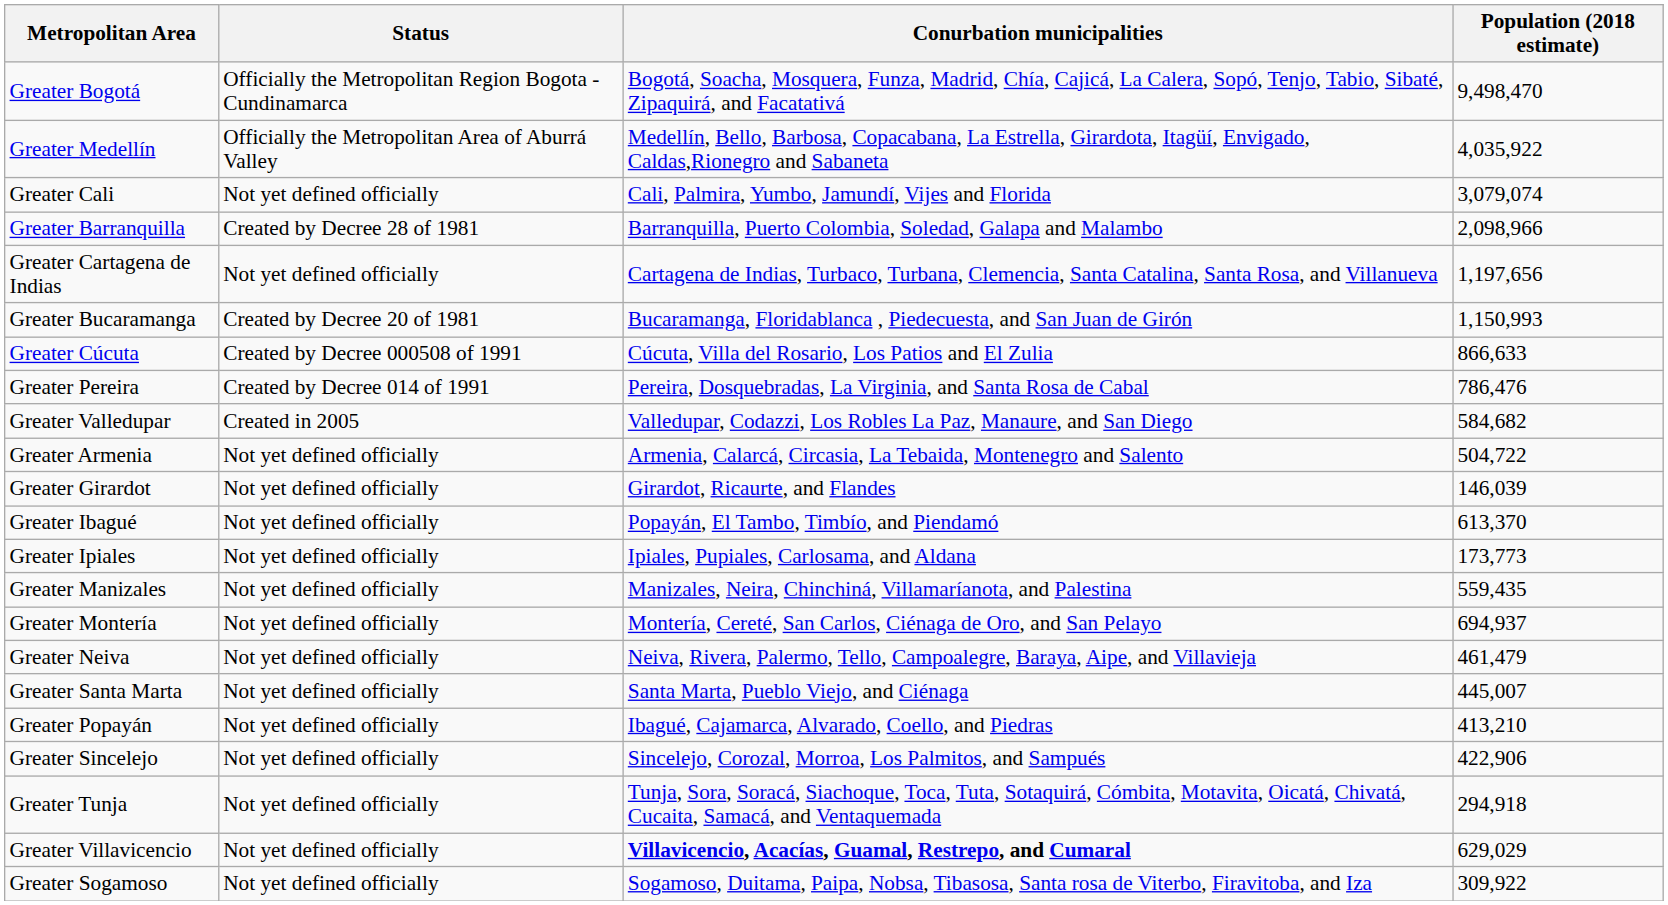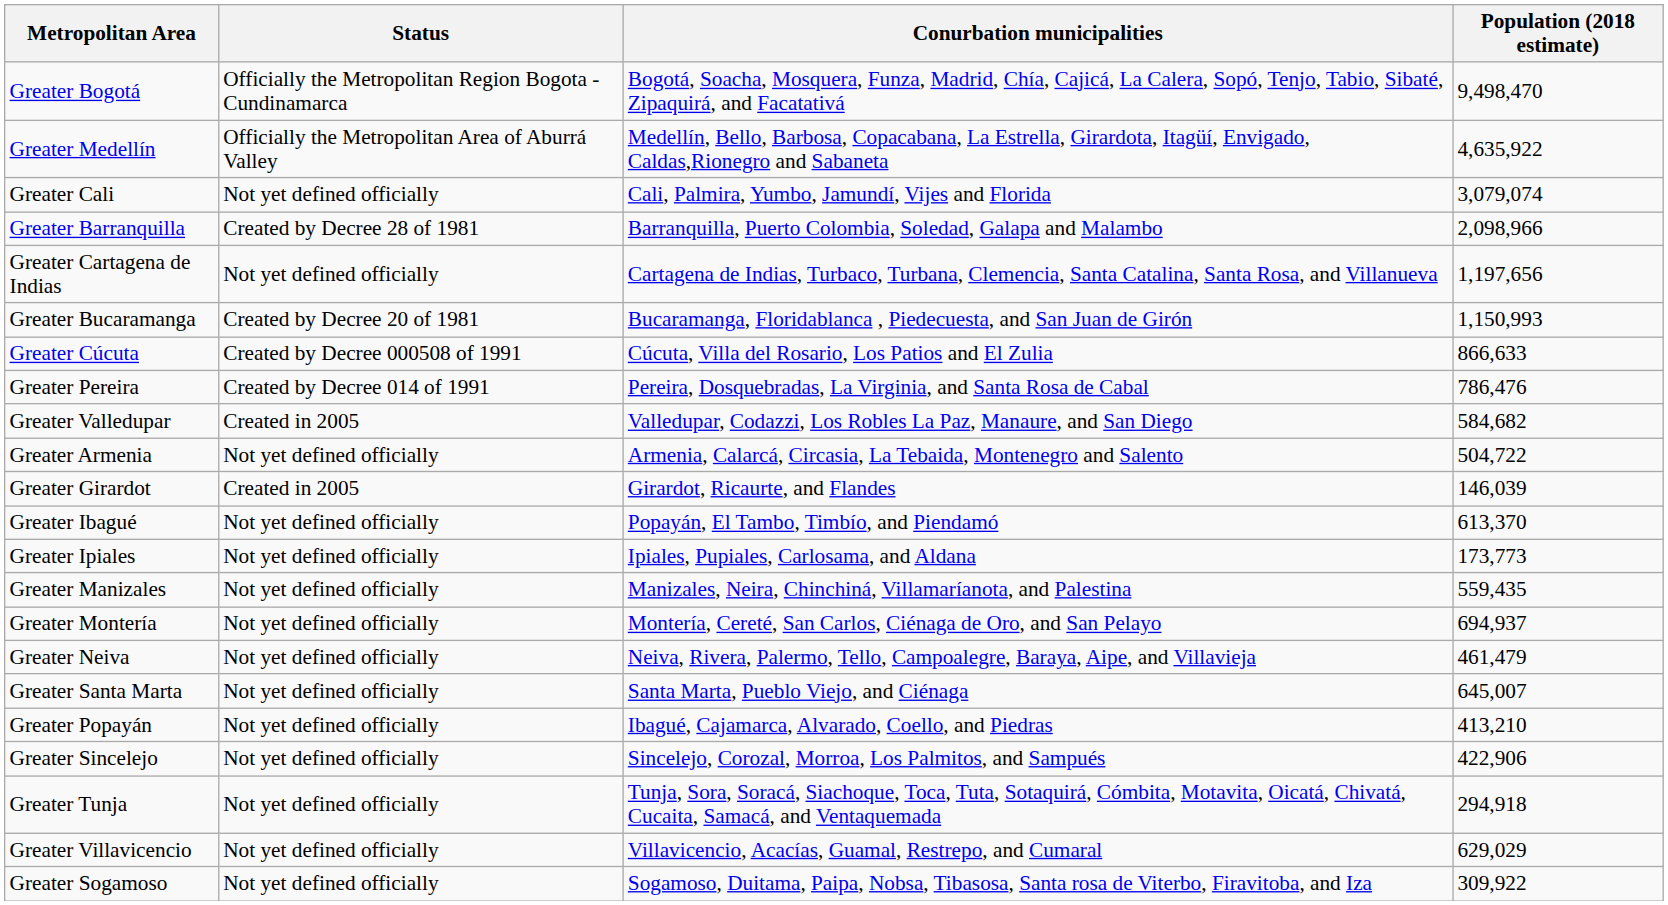(1500, 148) 4,035,922 -> (1500, 148) 4,635,922
(331, 488) Not yet defined officially -> (291, 488) Created in 2005
(1492, 690) 445,007 -> (1492, 690) 645,007
(879, 849) bold -> (865, 849) normal
